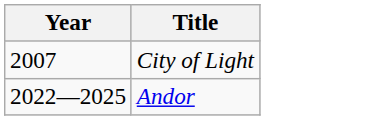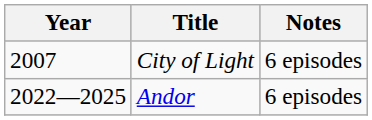+ column: (313, 22)
